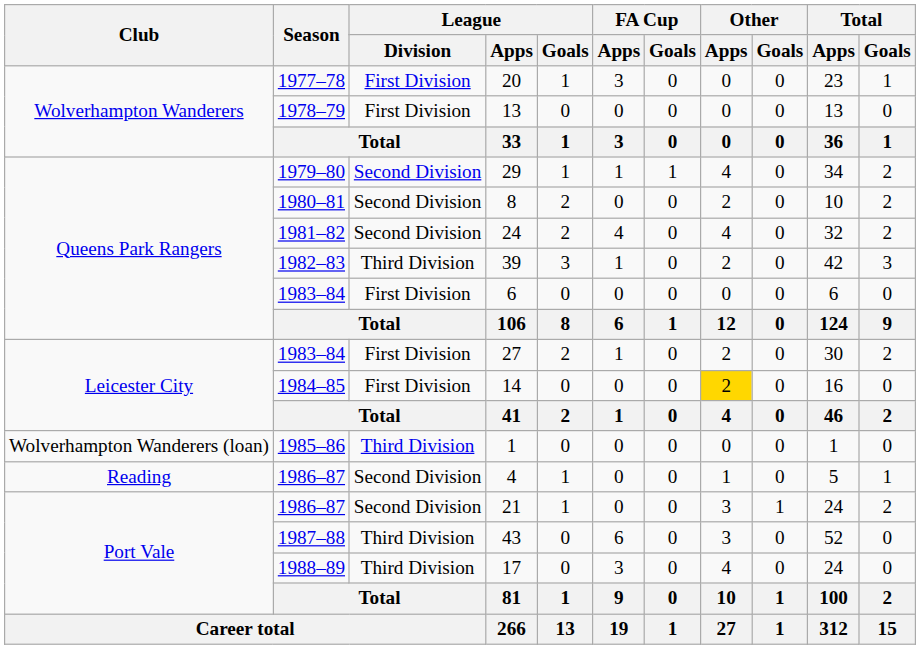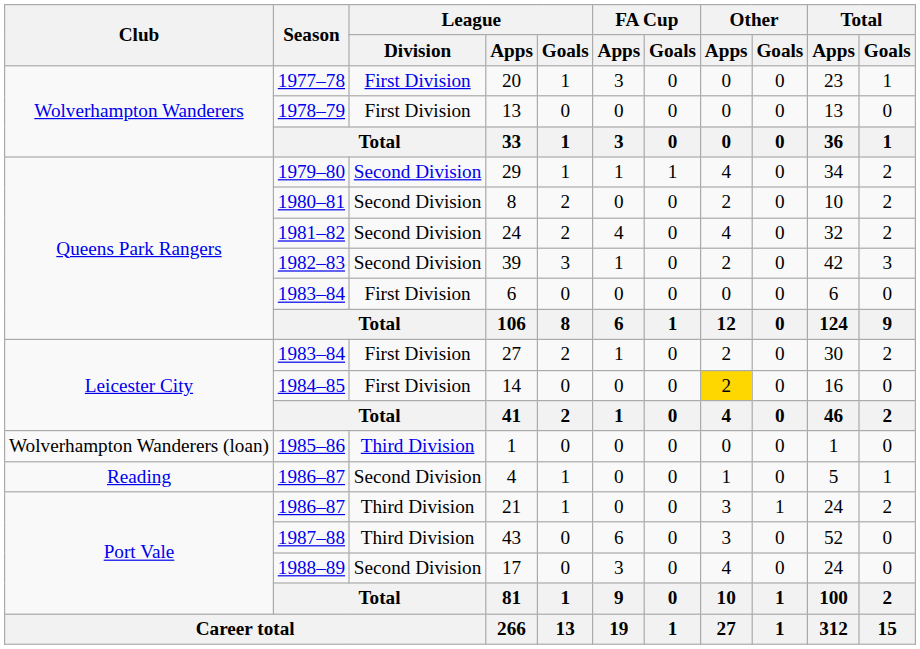(418, 263) Third Division -> (418, 263) Second Division
(418, 506) Second Division -> (418, 506) Third Division
(418, 567) Third Division -> (418, 567) Second Division
